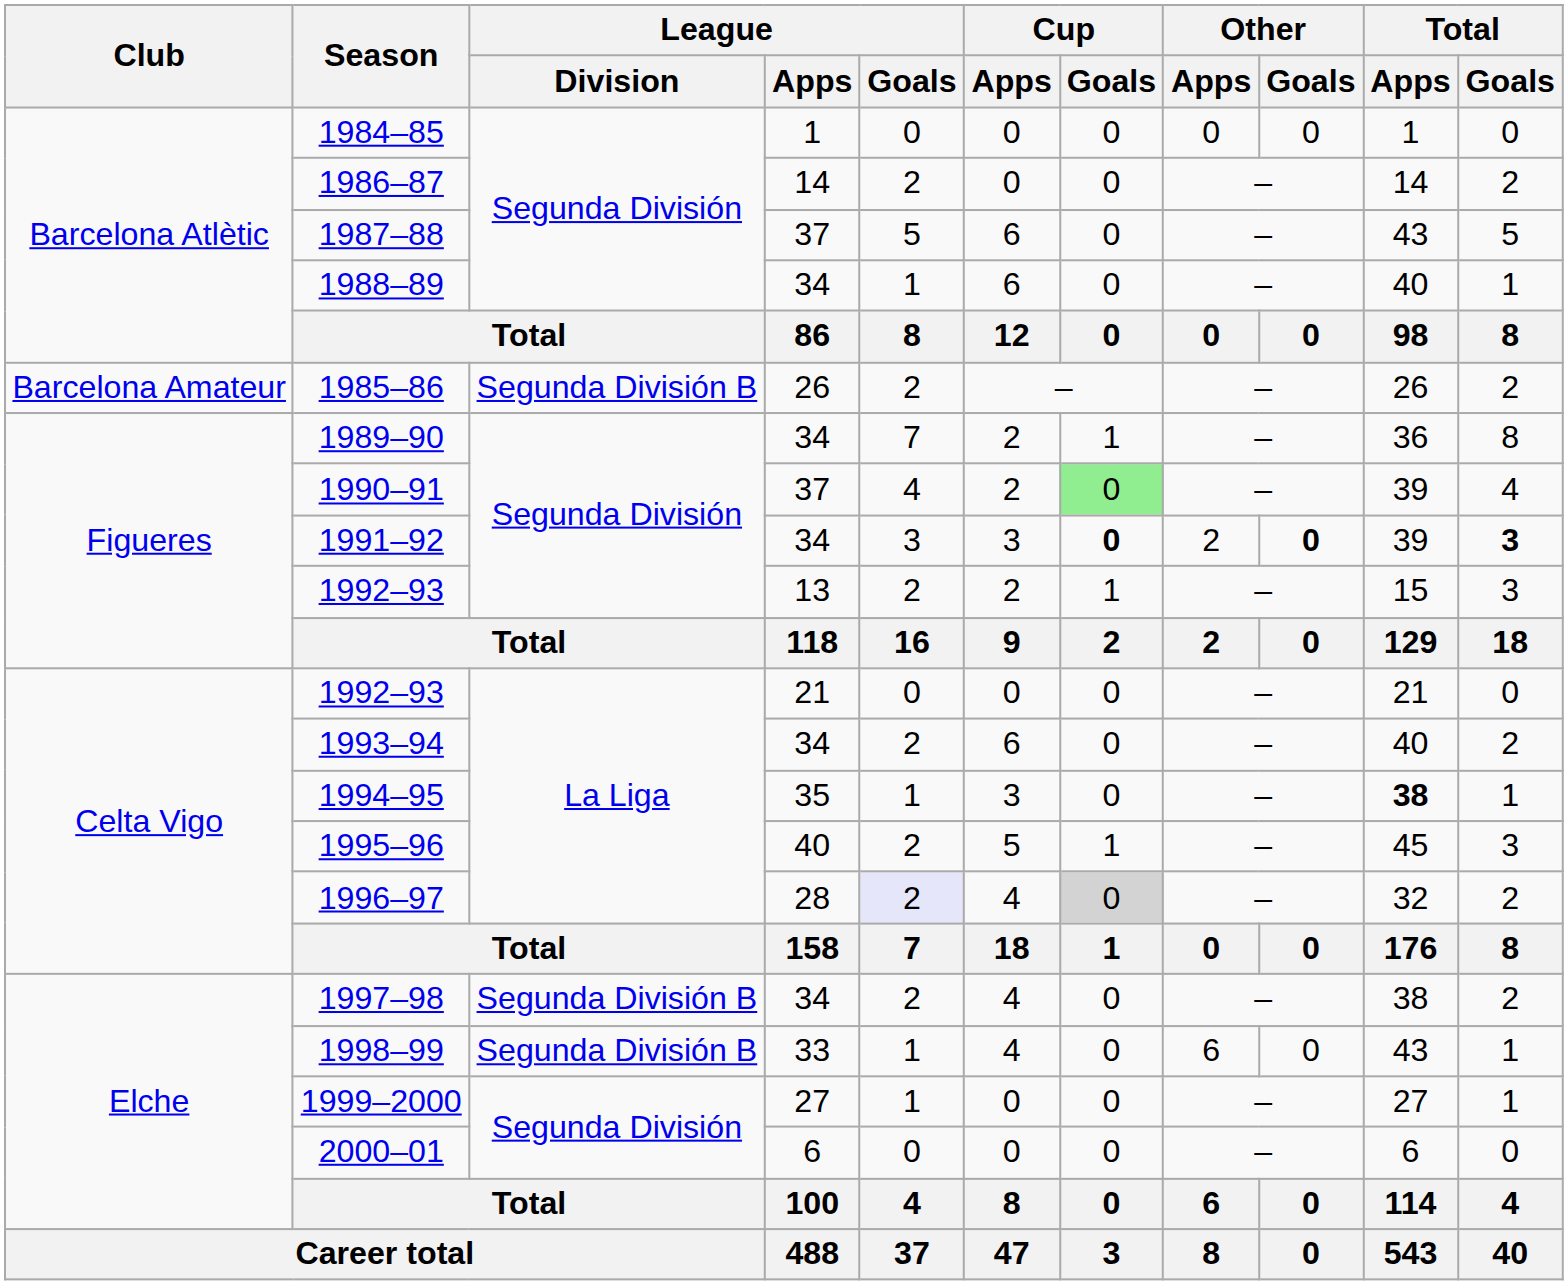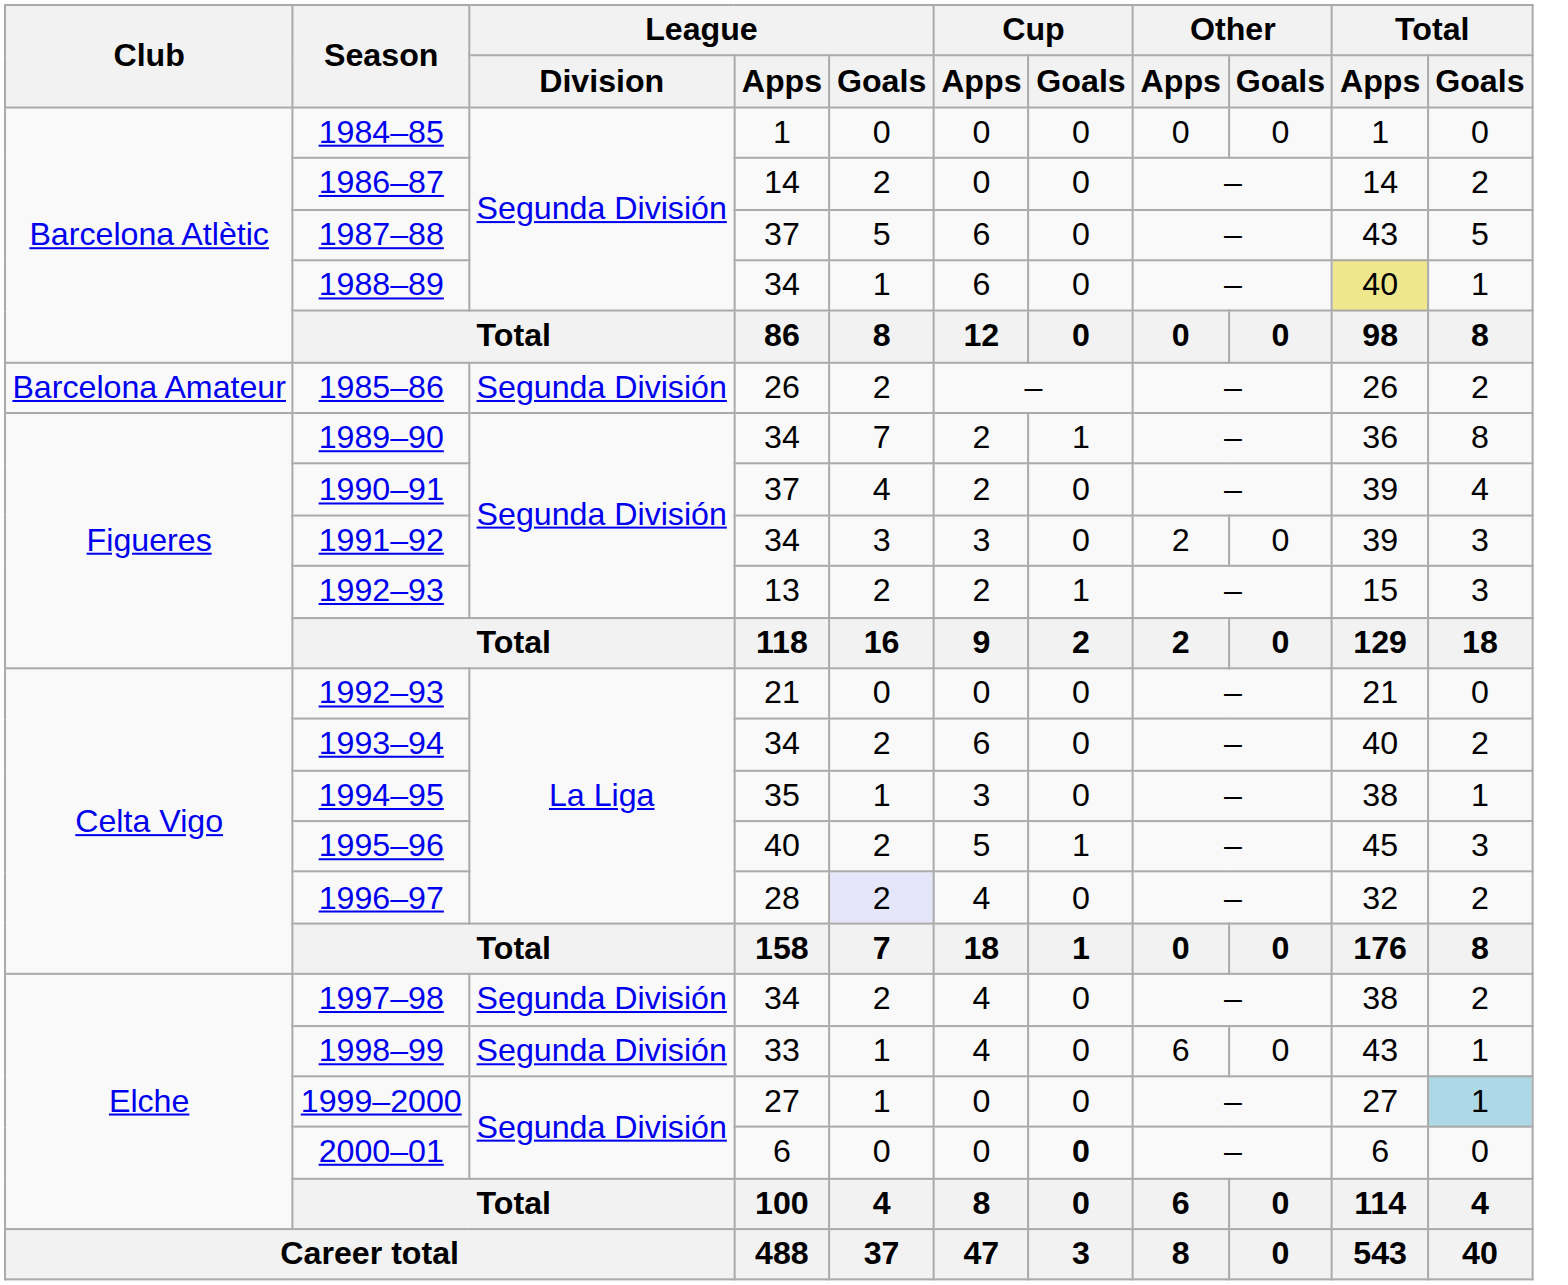(1411, 285) no background -> (1380, 285) khaki background
(617, 387) Segunda División B -> (602, 387) Segunda División
(1111, 489) lightgreen background -> (1081, 489) no background
(1111, 540) bold -> (1081, 540) normal
(1311, 540) bold -> (1280, 540) normal
(1510, 540) bold -> (1480, 540) normal
(1411, 795) bold -> (1380, 795) normal
(1111, 897) lightgrey background -> (1081, 897) no background
(617, 999) Segunda División B -> (602, 999) Segunda División
(617, 1050) Segunda División B -> (602, 1050) Segunda División
(1510, 1101) no background -> (1480, 1101) lightblue background
(1111, 1152) normal -> (1081, 1152) bold
